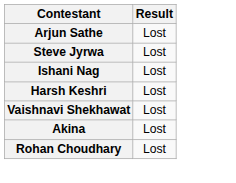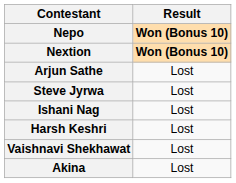+ row: (69, 33)
+ row: (69, 52)
- row: (69, 149)
